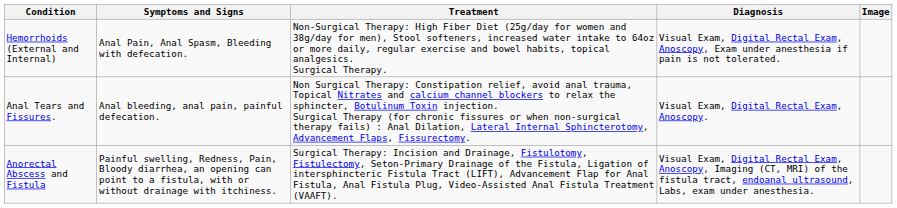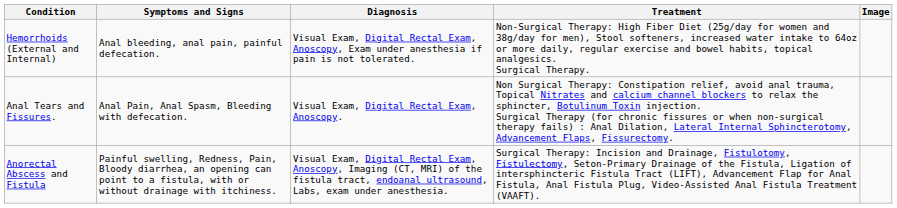columns swapped: (758, 12) <-> (474, 12)
(185, 48) Anal Pain, Anal Spasm, Bleeding with defecation. -> (191, 48) Anal bleeding, anal pain, painful defecation.
(191, 111) Anal bleeding, anal pain, painful defecation. -> (185, 111) Anal Pain, Anal Spasm, Bleeding with defecation.
